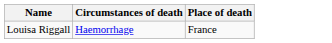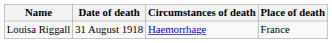+ column: (109, 13)
